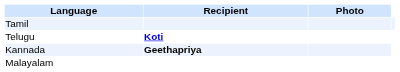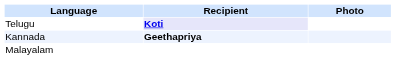- row: (17, 24)
(154, 37) no background -> (154, 24) lavender background
